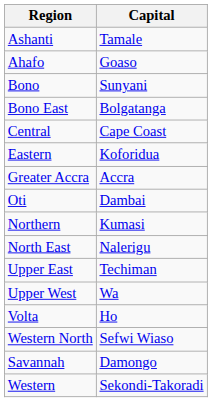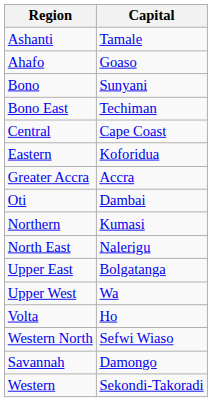(133, 108) Bolgatanga -> (128, 108) Techiman
(128, 270) Techiman -> (133, 270) Bolgatanga
